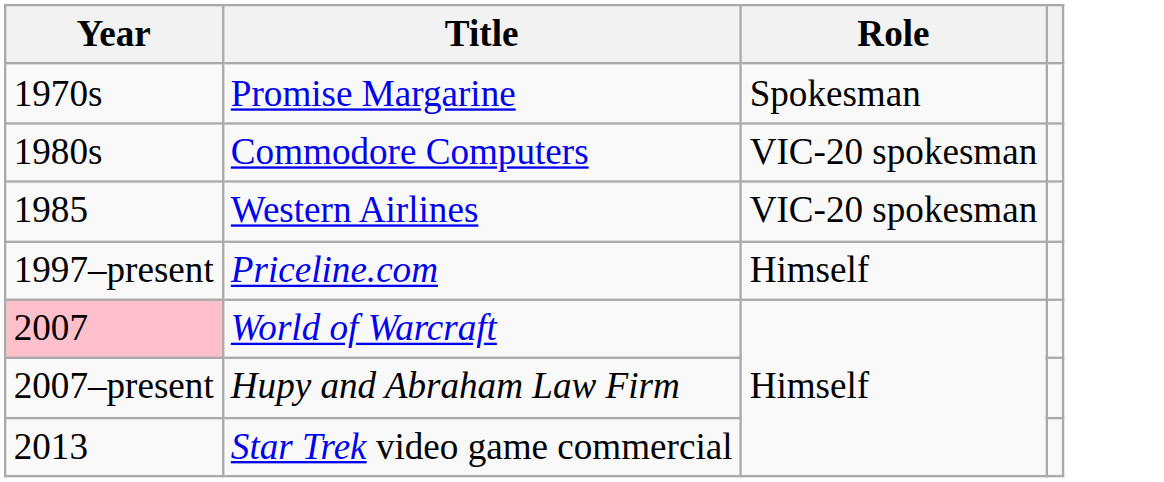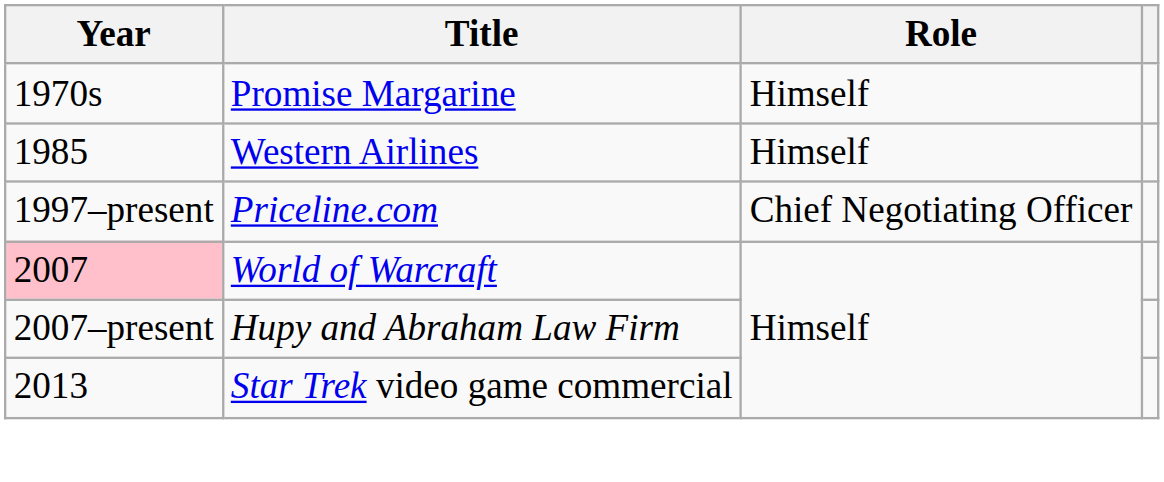(835, 92) Spokesman -> (809, 92) Himself
- row: (410, 151)
(893, 210) VIC-20 spokesman -> (809, 151) Himself
(809, 269) Himself -> (941, 210) Chief Negotiating Officer
